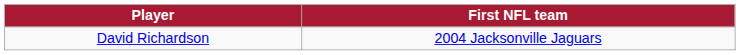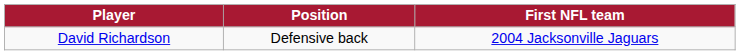+ column: (319, 15)
